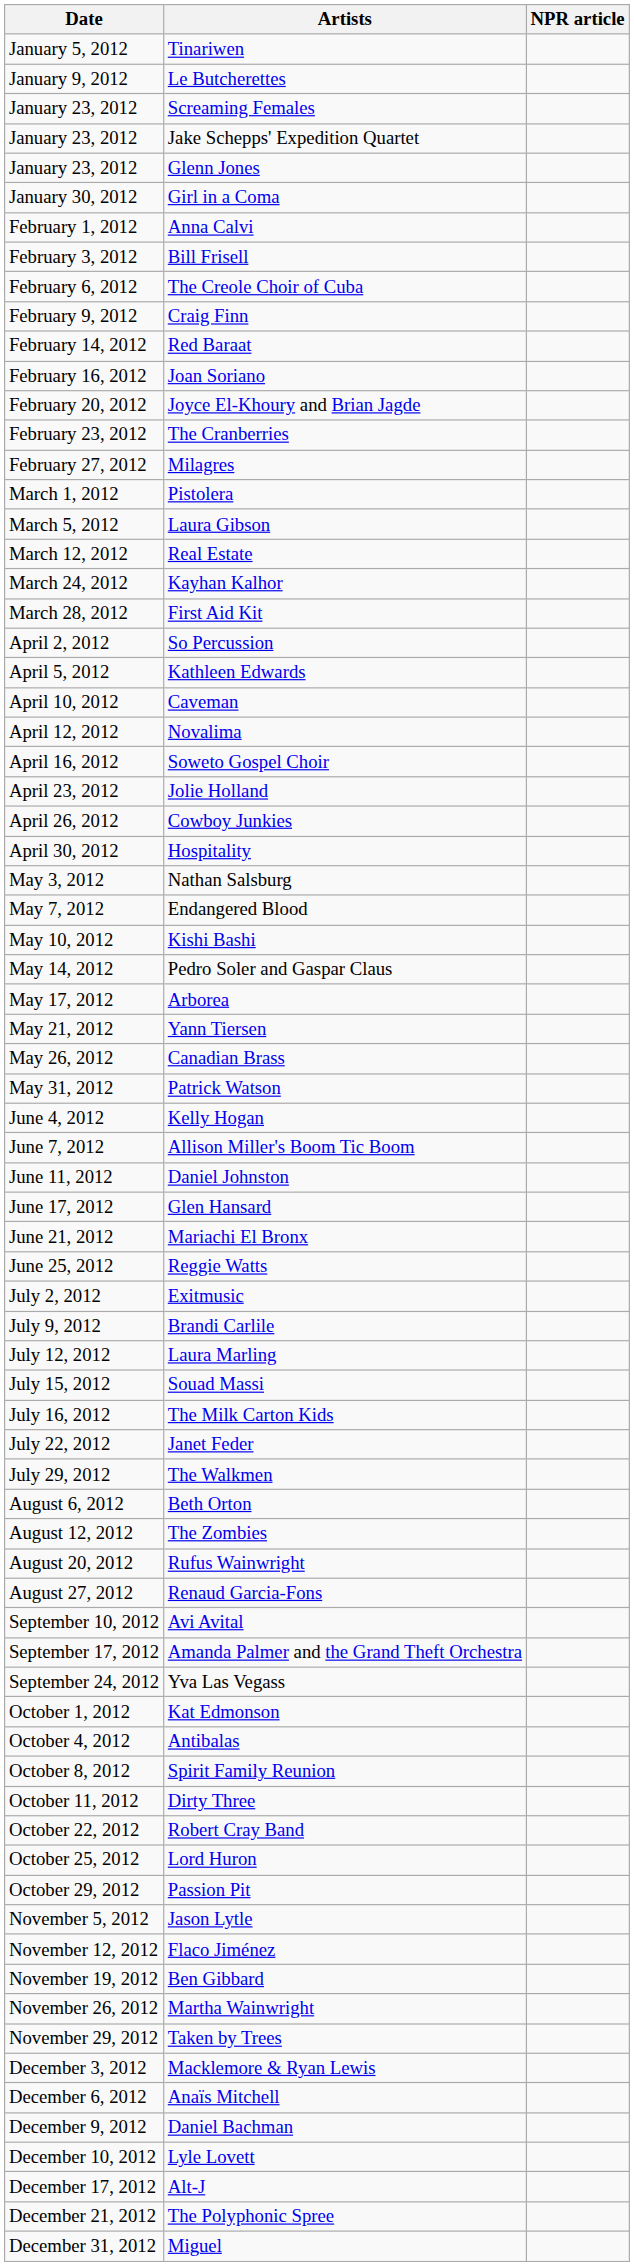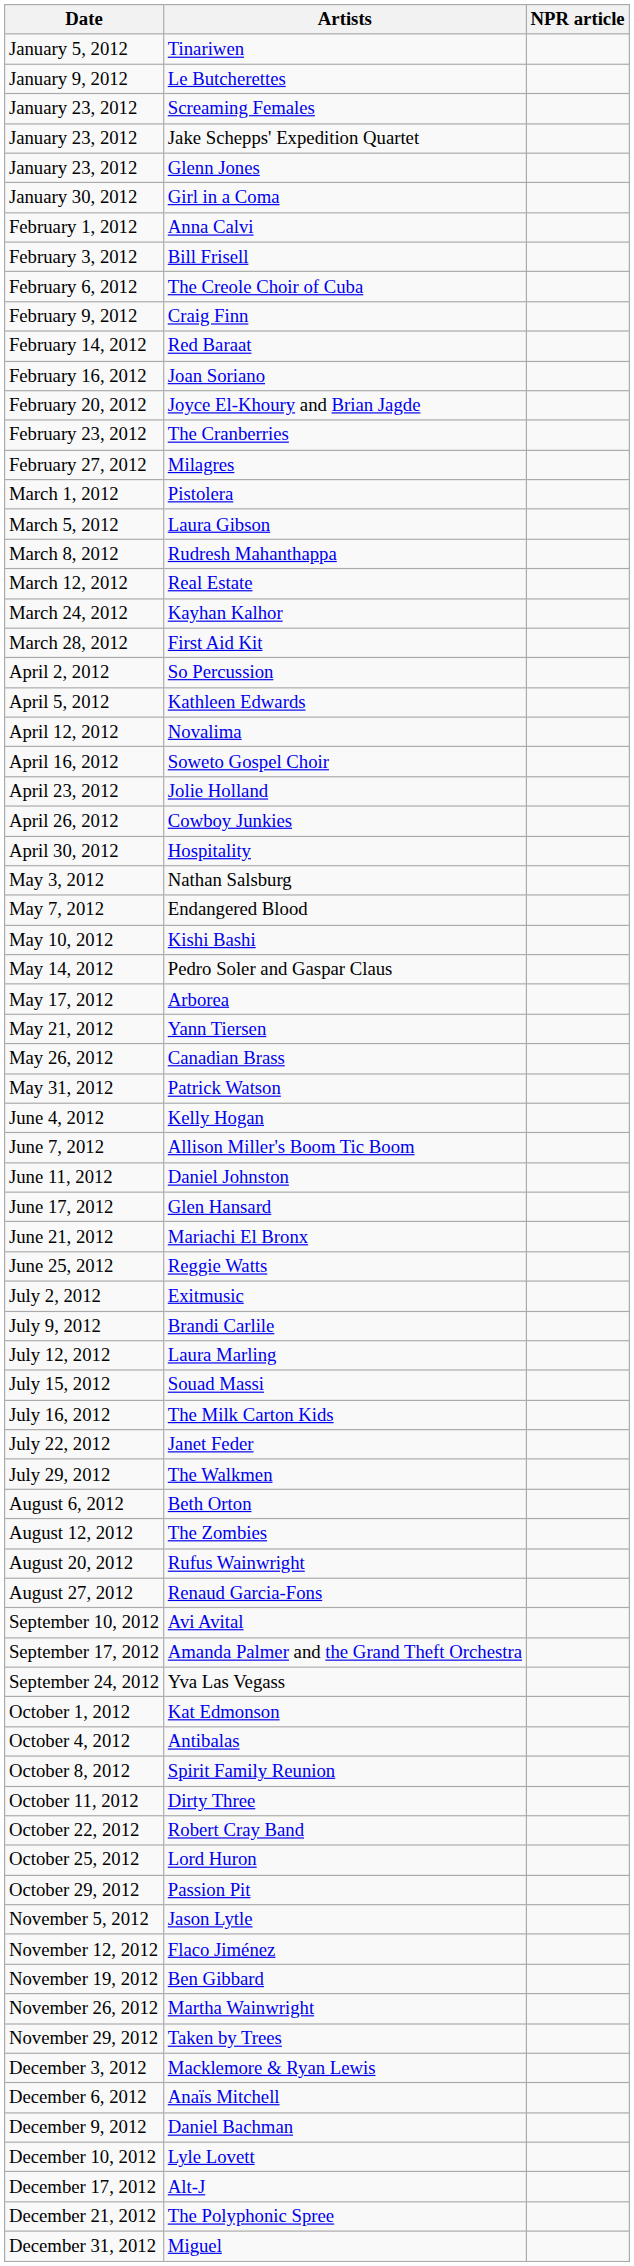+ row: (252, 553)
- row: (203, 702)
